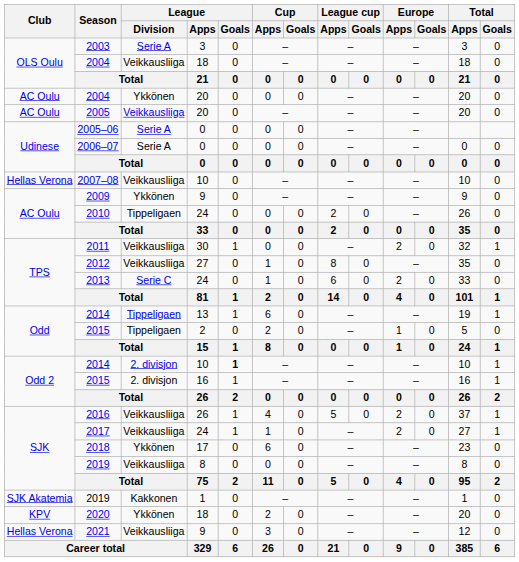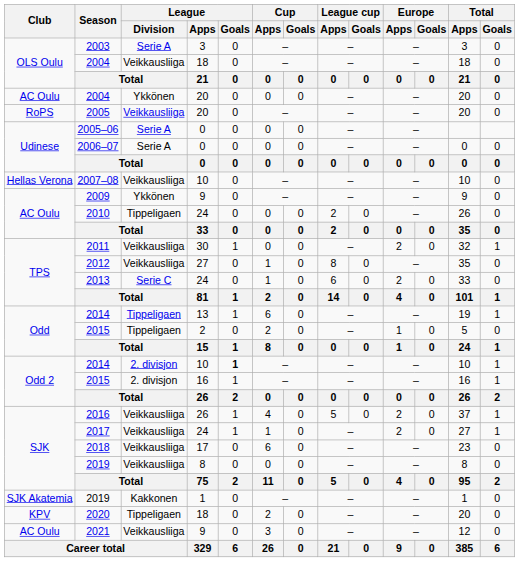(40, 113) AC Oulu -> (40, 113) RoPS
(154, 448) Ykkönen -> (154, 448) Veikkausliiga
(154, 515) Ykkönen -> (154, 515) Tippeligaen
(40, 532) Hellas Verona -> (40, 532) AC Oulu
